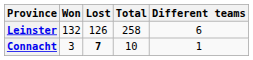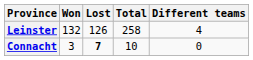(199, 30) 6 -> (199, 30) 4
(199, 47) 1 -> (199, 47) 0
